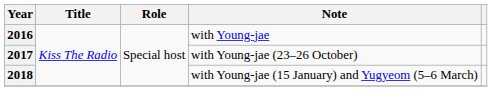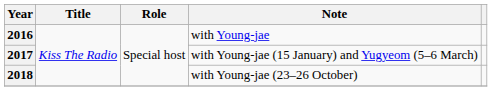(274, 55) with Young-jae (23–26 October) -> (334, 55) with Young-jae (15 January) and Yugyeom (5–6 March)
(334, 75) with Young-jae (15 January) and Yugyeom (5–6 March) -> (274, 75) with Young-jae (23–26 October)
